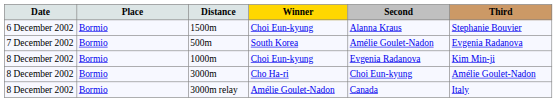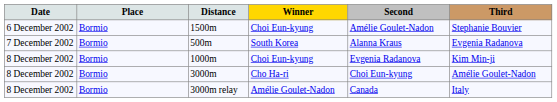(376, 27) Alanna Kraus -> (392, 27) Amélie Goulet-Nadon
(392, 43) Amélie Goulet-Nadon -> (376, 43) Alanna Kraus
